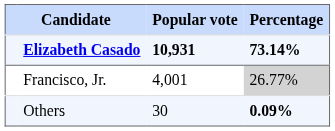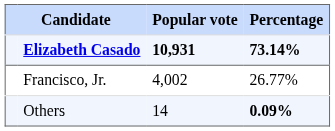(170, 80) 4,001 -> (170, 80) 4,002
(274, 80) lightgrey background -> (274, 80) no background
(160, 110) 30 -> (160, 110) 14
